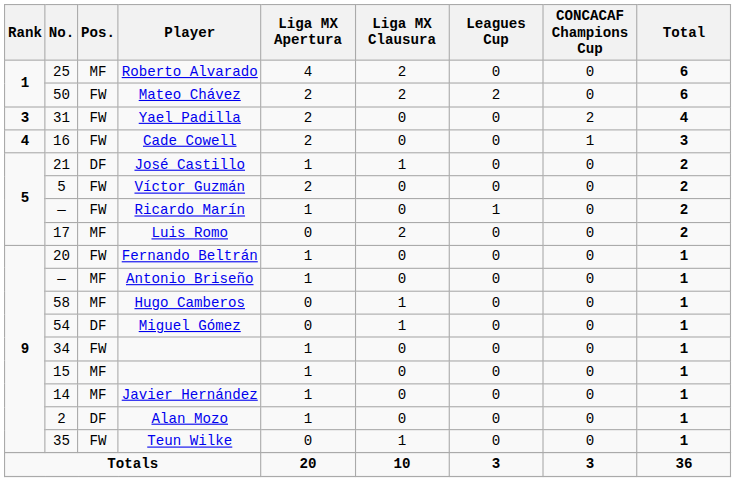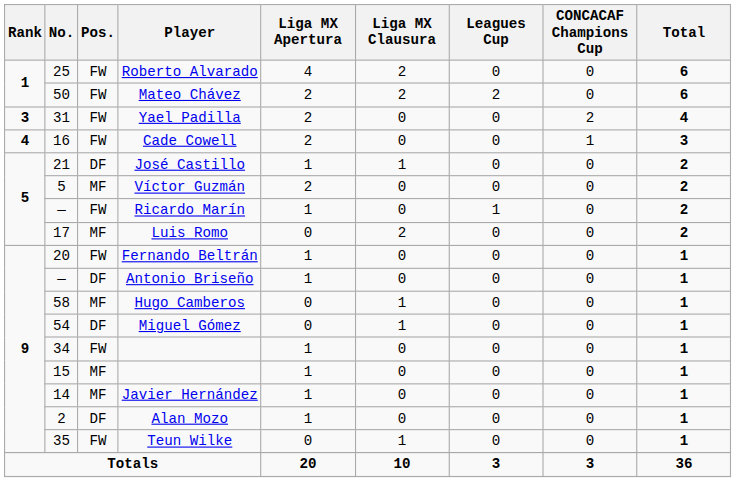(98, 72) MF -> (98, 72) FW
(98, 187) FW -> (98, 187) MF
(98, 280) MF -> (98, 280) DF
